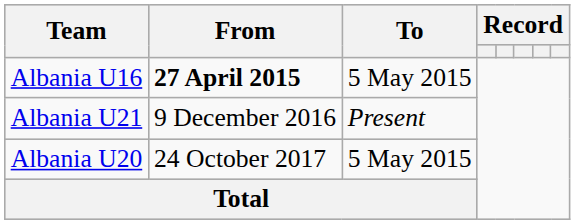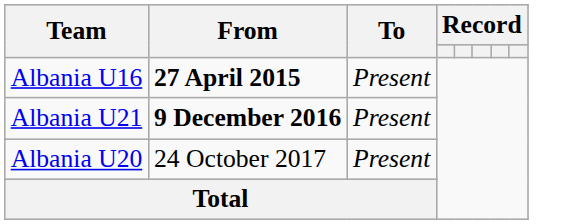(410, 77) 5 May 2015 -> (392, 77) Present
(245, 117) normal -> (248, 117) bold
(410, 158) 5 May 2015 -> (392, 158) Present
